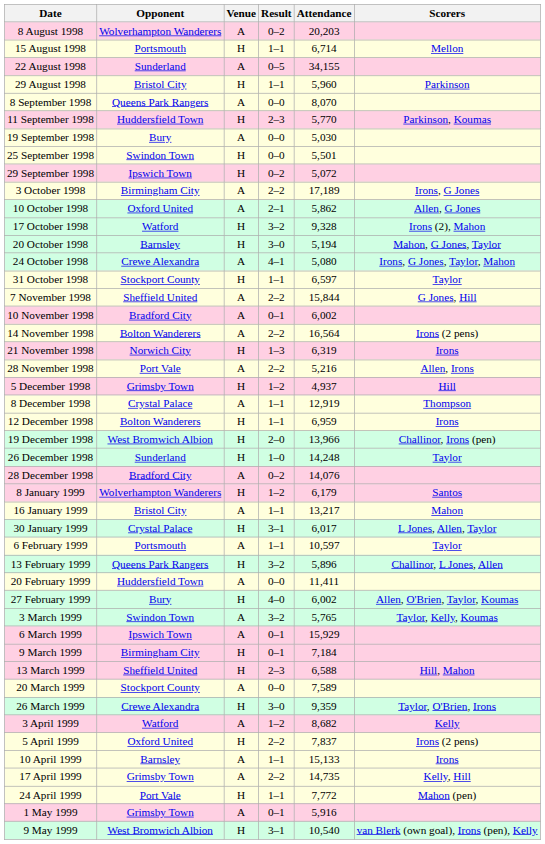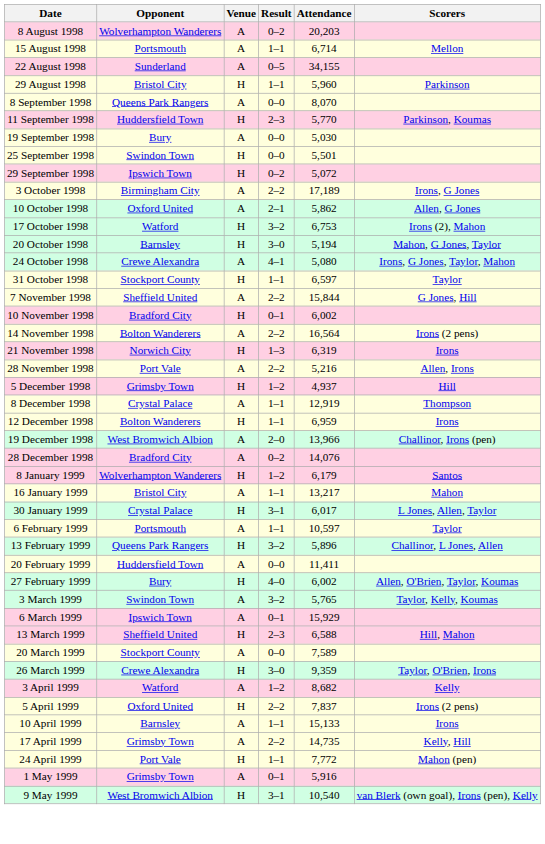(241, 48) H -> (241, 48) A
(324, 226) 9,328 -> (324, 226) 6,753
(241, 315) A -> (241, 315) H
(241, 439) H -> (241, 439) A
- row: (50, 457)
- row: (50, 652)
